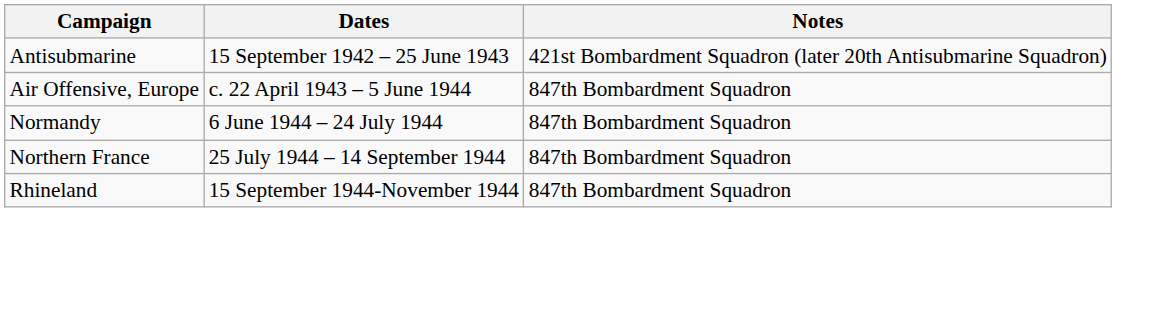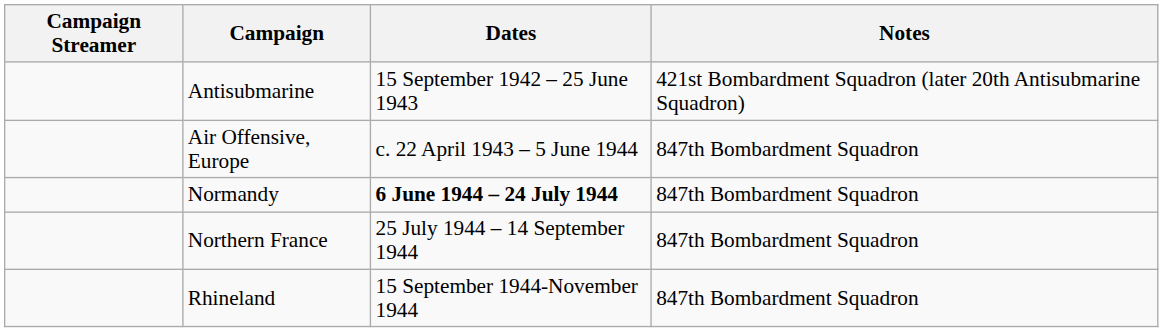+ column: (94, 33)
(326, 122) normal -> (497, 194) bold
